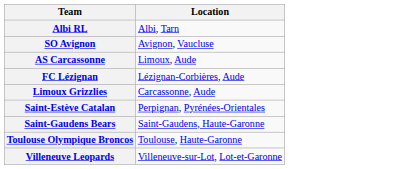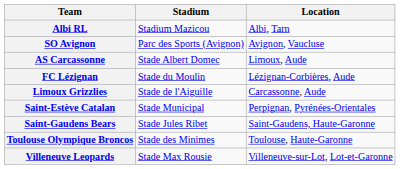+ column: (191, 12)
